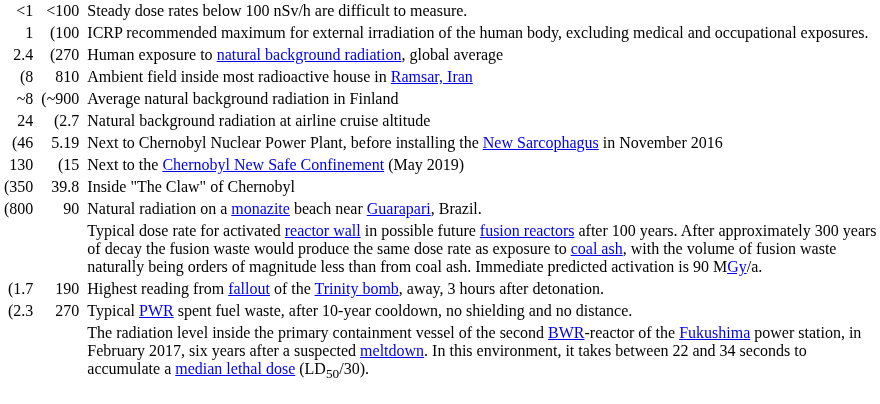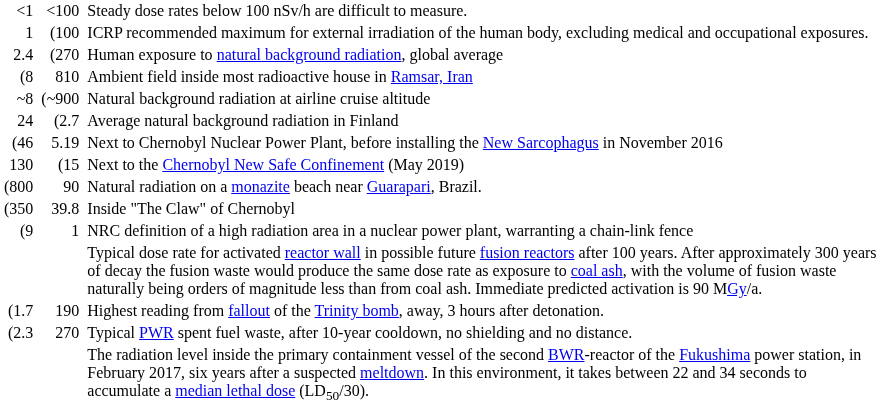(243, 98) Average natural background radiation in Finland -> (259, 98) Natural background radiation at airline cruise altitude
(259, 120) Natural background radiation at airline cruise altitude -> (243, 120) Average natural background radiation in Finland
rows swapped: (19, 186) <-> (19, 208)
+ row: (27, 230)
